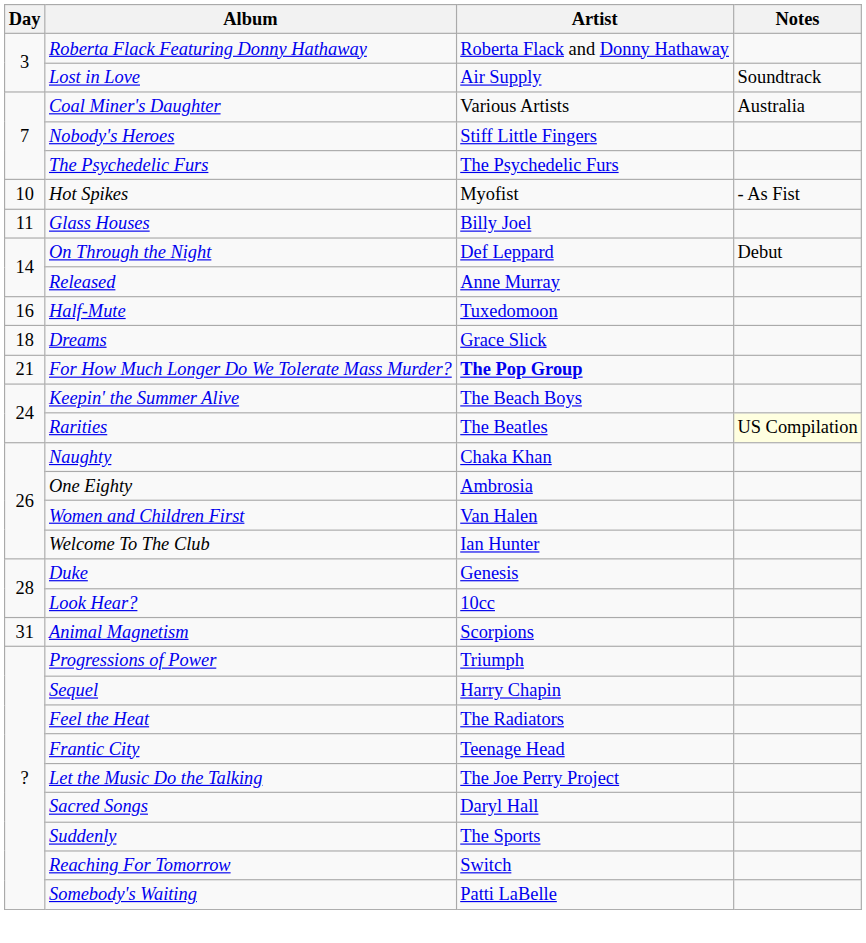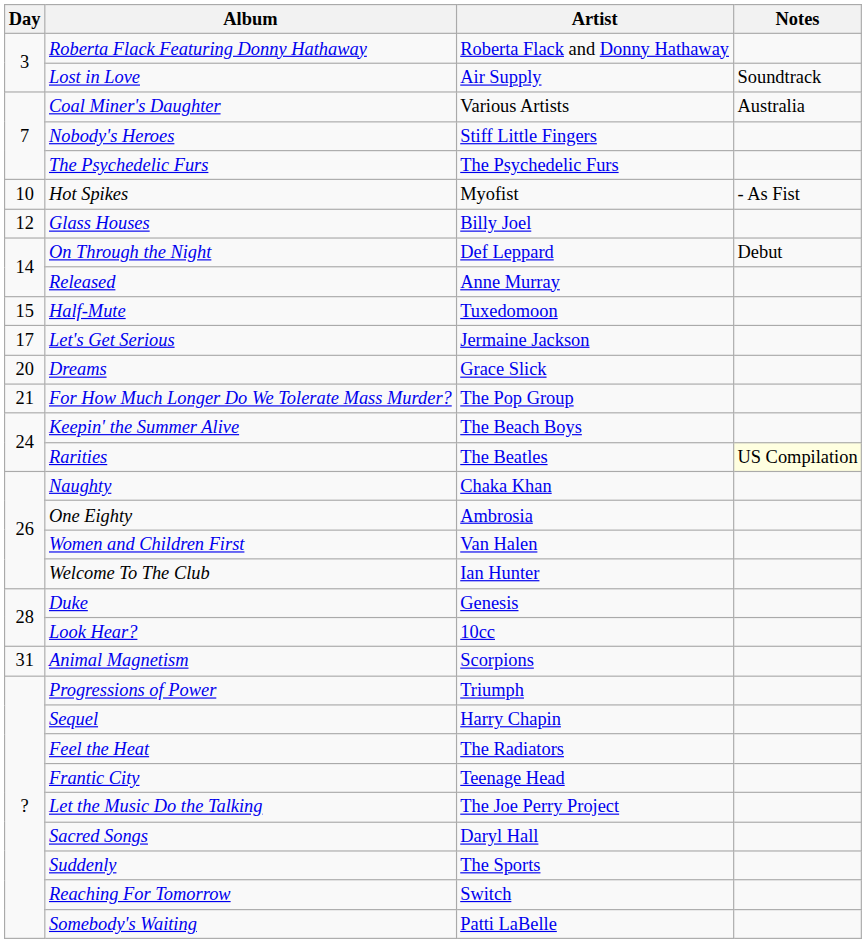(25, 223) 11 -> (25, 223) 12
(25, 310) 16 -> (25, 310) 15
+ row: (112, 340)
(25, 340) 18 -> (25, 369) 20
(521, 369) bold -> (517, 398) normal
